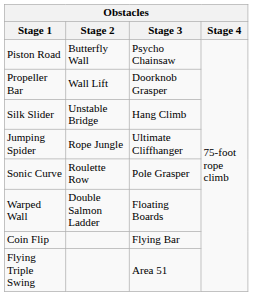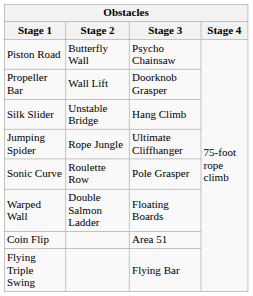(156, 240) Flying Bar -> (150, 240) Area 51
(150, 270) Area 51 -> (156, 270) Flying Bar
